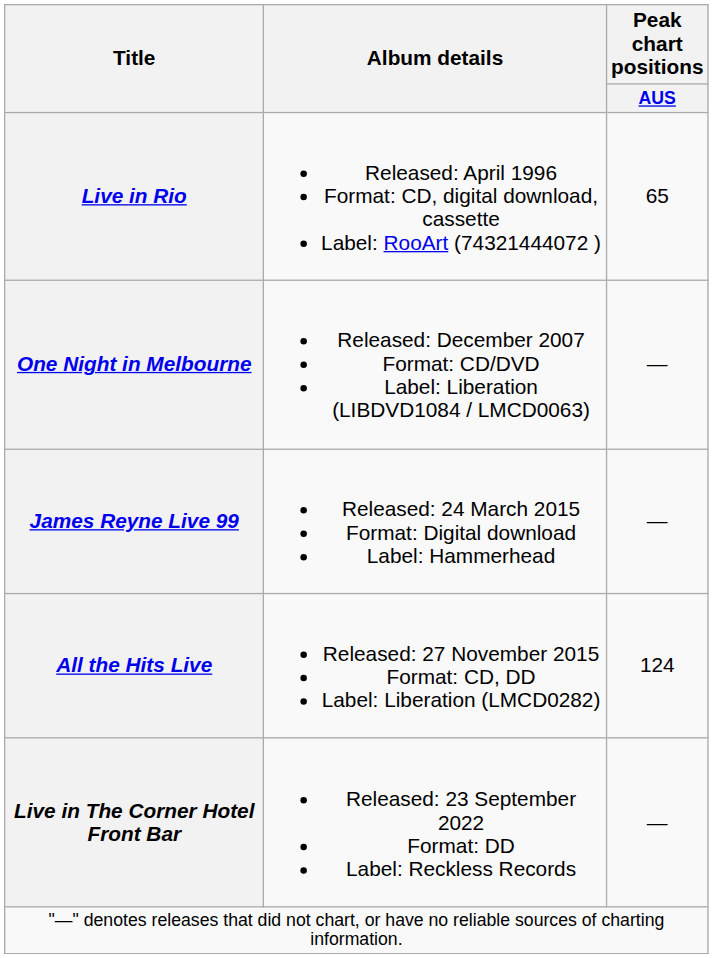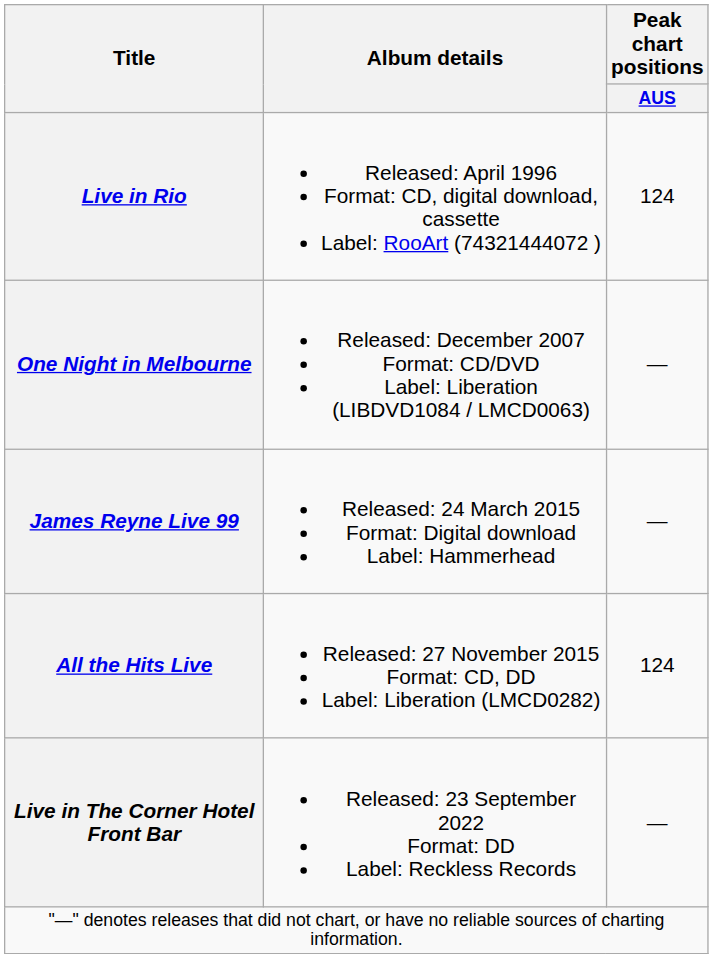(657, 196) 65 -> (657, 196) 124
